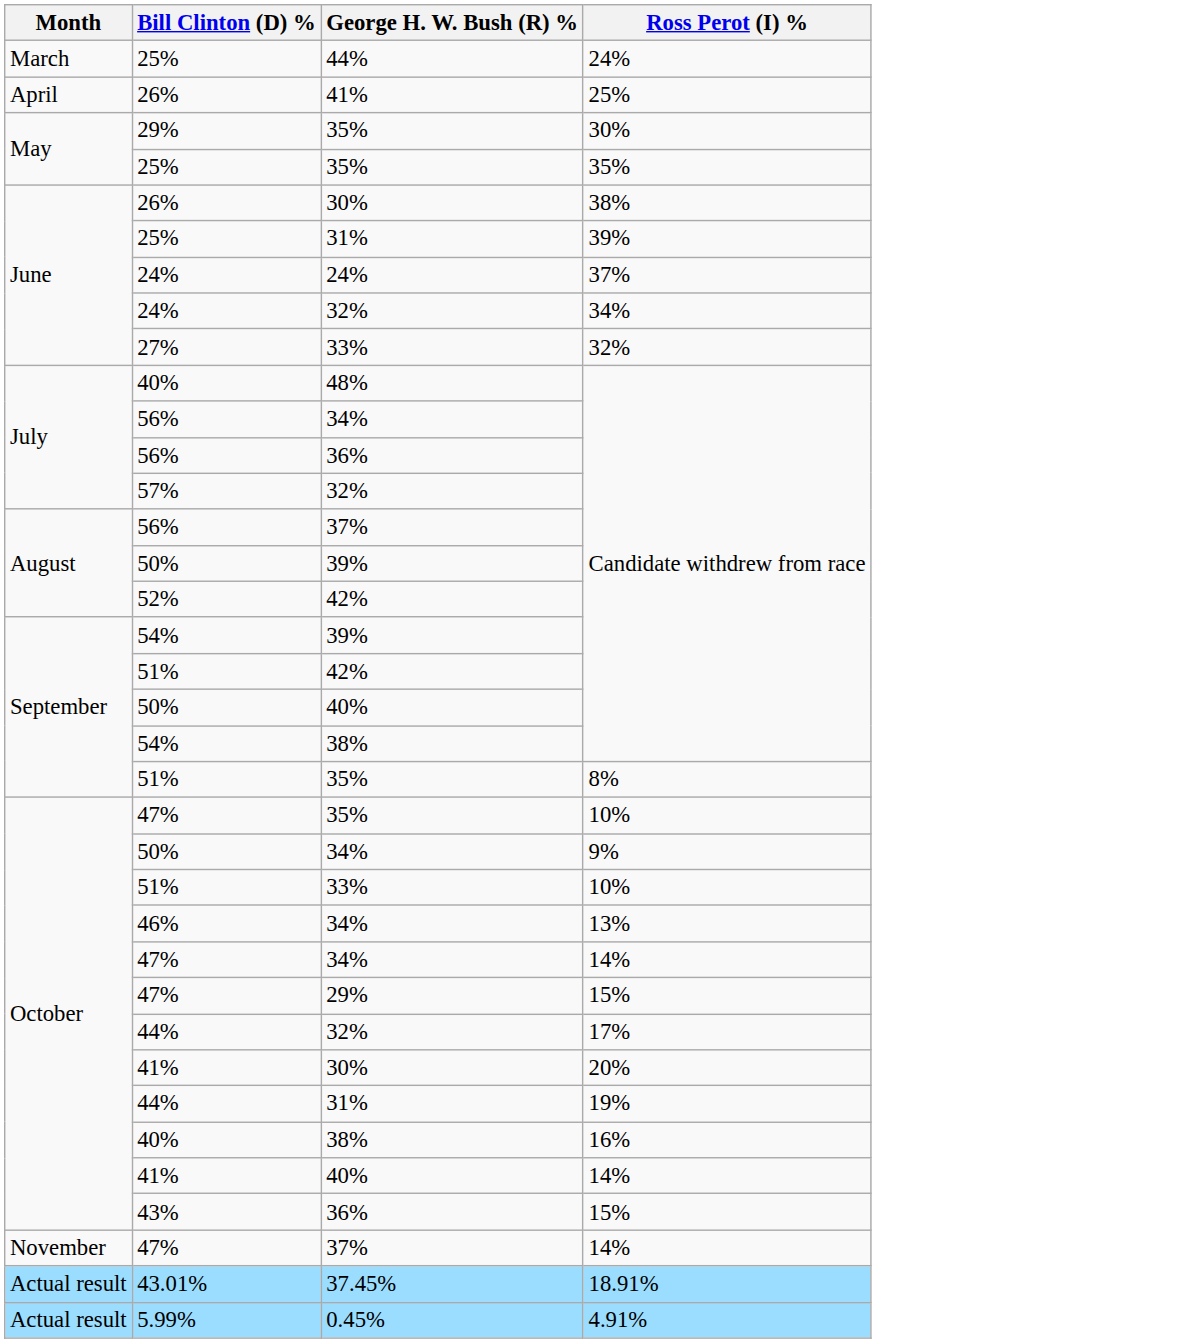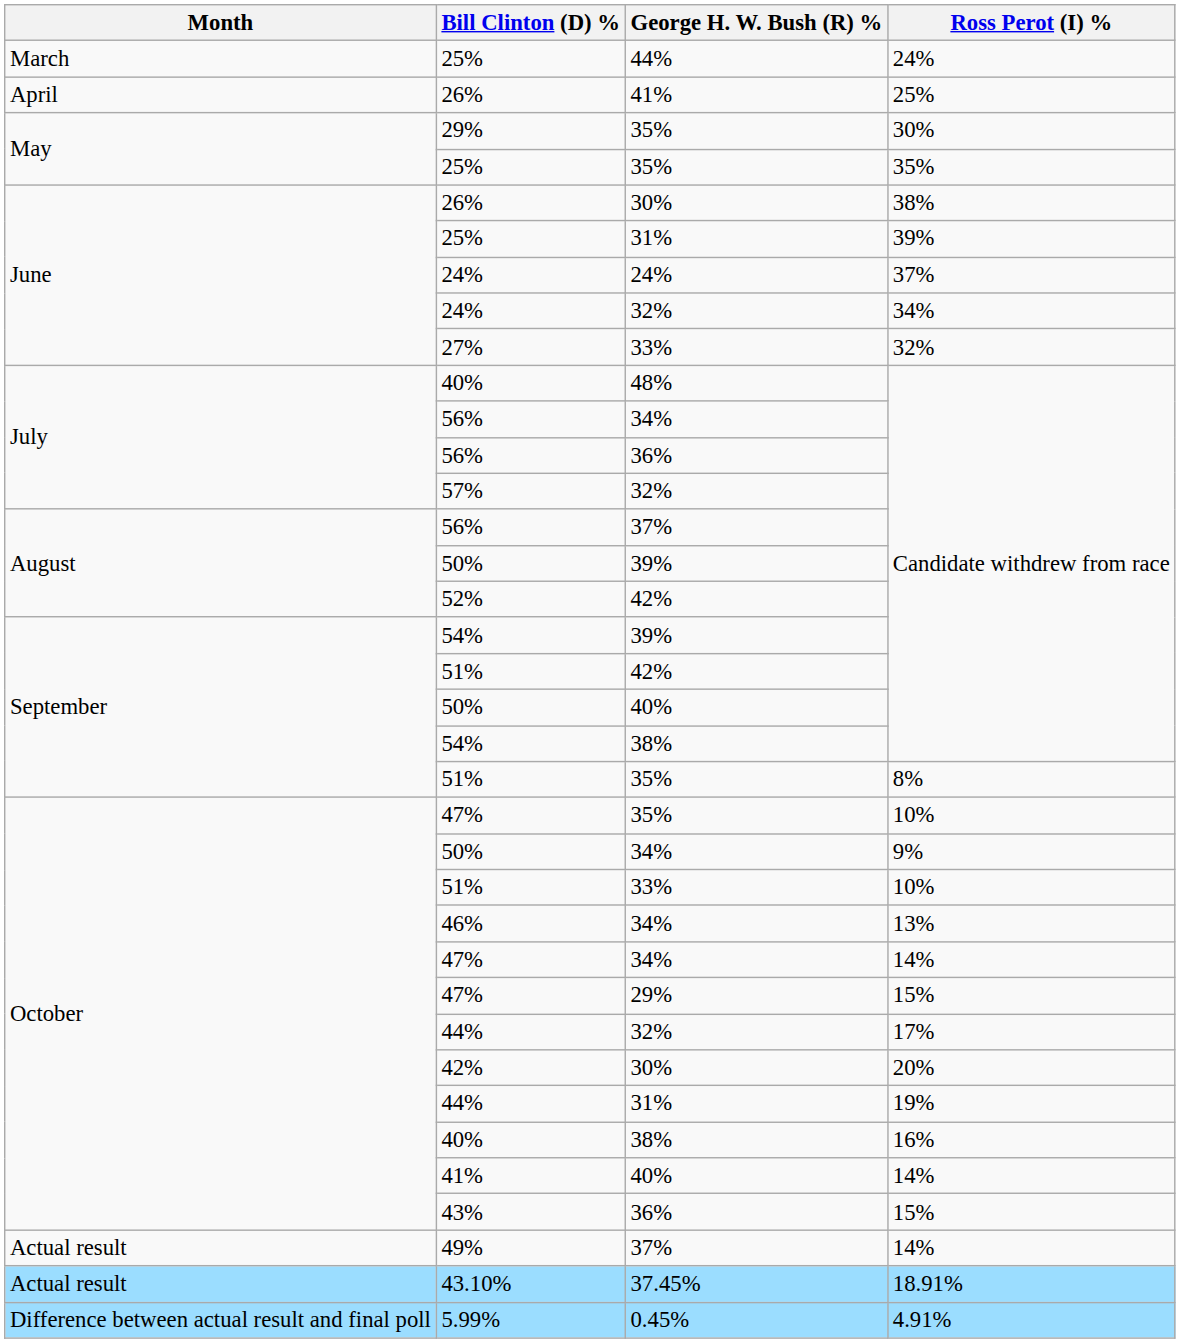(158, 1067) 41% -> (462, 1067) 42%
(58, 1247) November -> (68, 1247) Actual result
(158, 1247) 47% -> (462, 1247) 49%
(172, 1283) 43.01% -> (476, 1283) 43.10%
(68, 1319) Actual result -> (220, 1319) Difference between actual result and final poll
